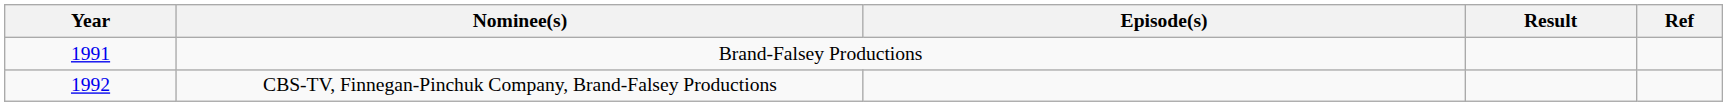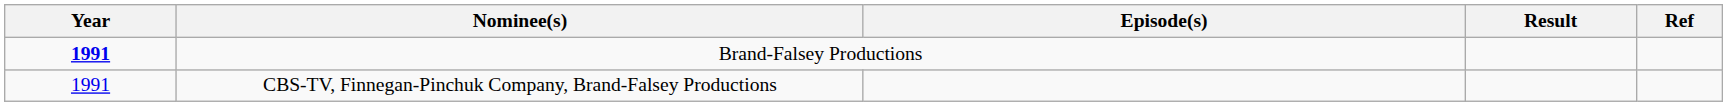(91, 53) normal -> (91, 53) bold
(91, 85) 1992 -> (91, 85) 1991
